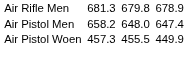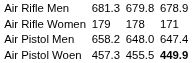+ row: (45, 24)
(170, 39) normal -> (174, 55) bold
